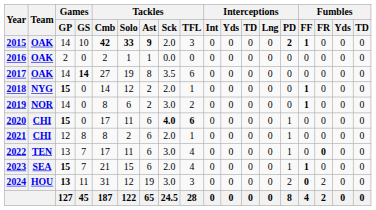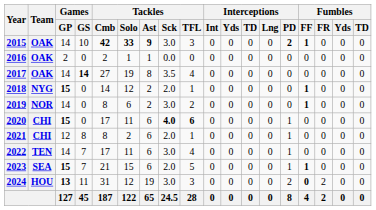(169, 43) 2.0 -> (169, 43) 3.0
(192, 74) 6 -> (192, 74) 4
(65, 151) 13 -> (65, 151) 14
(323, 151) bold -> (323, 151) normal
(192, 167) 4 -> (192, 167) 5
